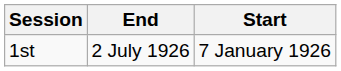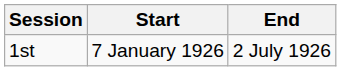columns swapped: (265, 19) <-> (141, 19)
